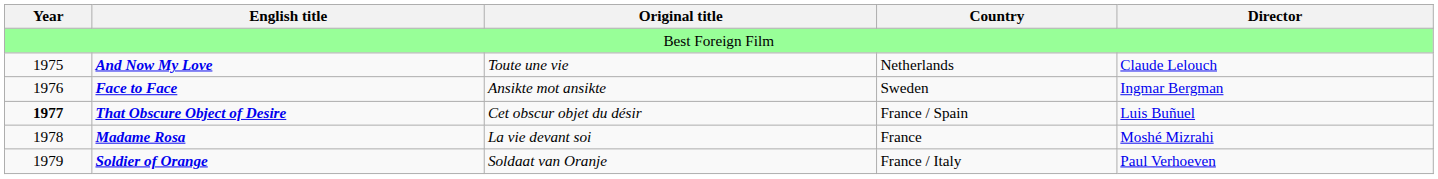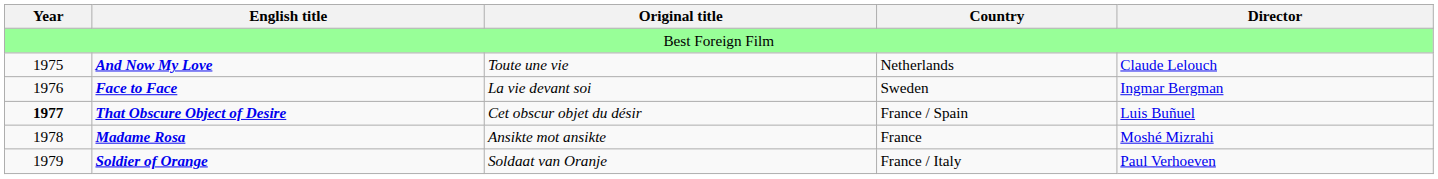(547, 88) Ansikte mot ansikte -> (540, 88) La vie devant soi
(540, 137) La vie devant soi -> (547, 137) Ansikte mot ansikte
